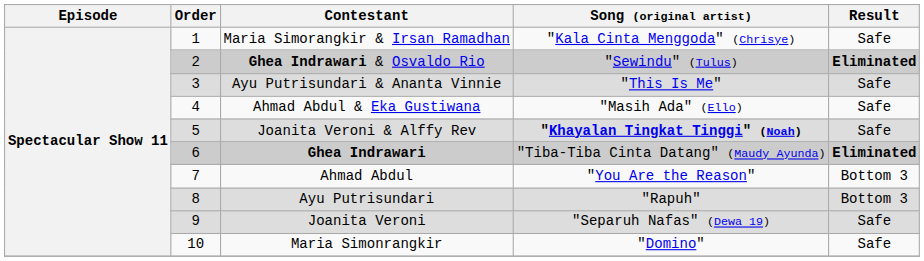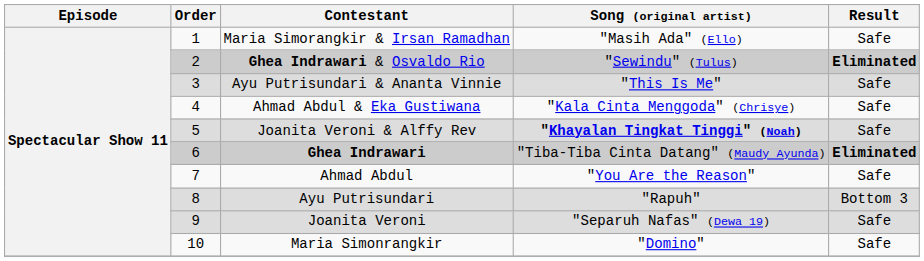(671, 39) "Kala Cinta Menggoda" (Chrisye) -> (671, 39) "Masih Ada" (Ello)
(671, 108) "Masih Ada" (Ello) -> (671, 108) "Kala Cinta Menggoda" (Chrisye)
(874, 176) Bottom 3 -> (874, 176) Safe
